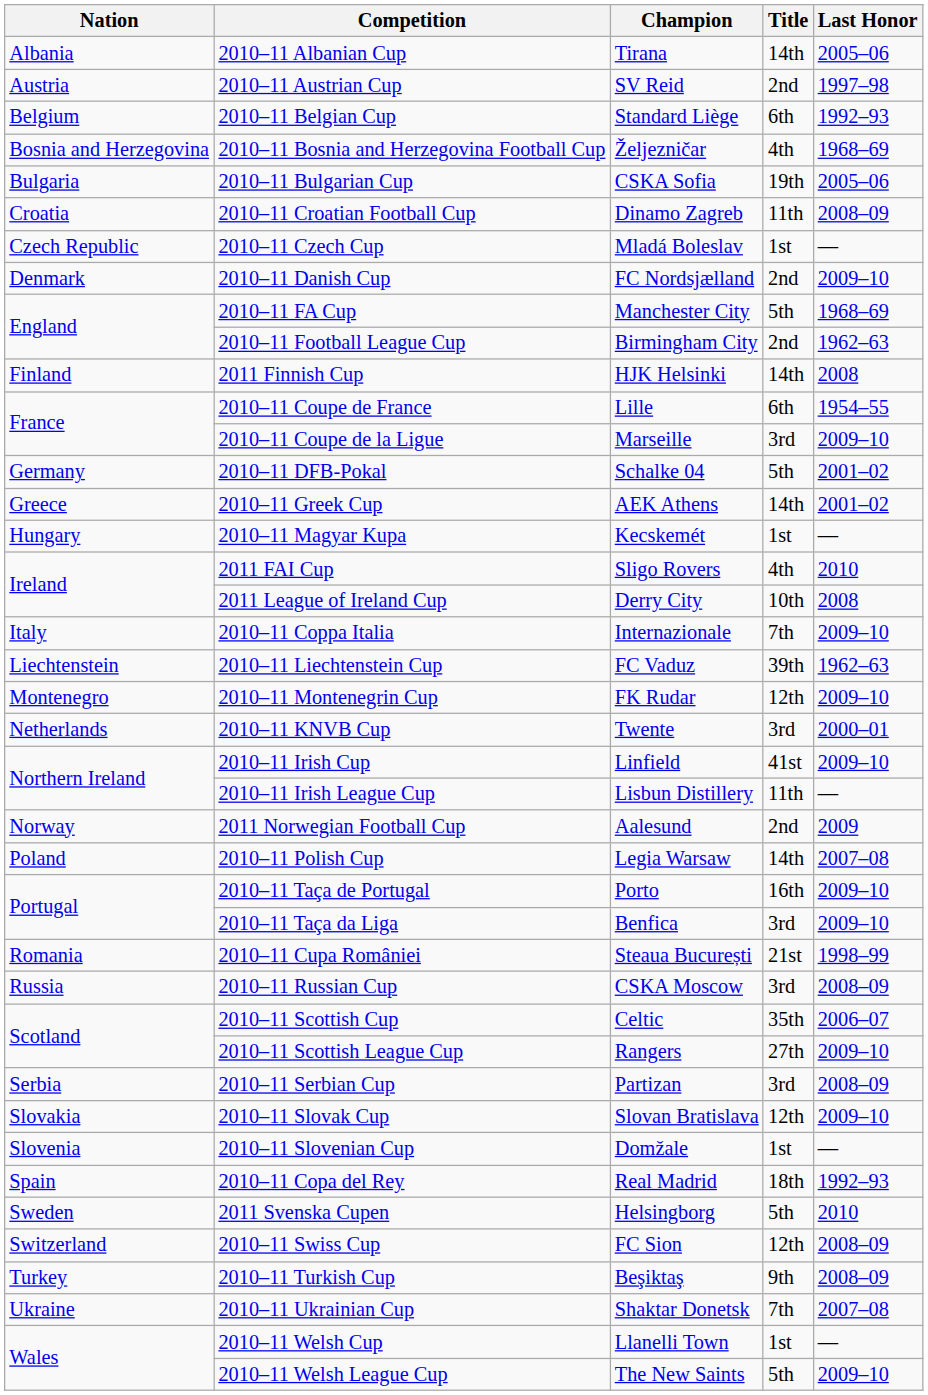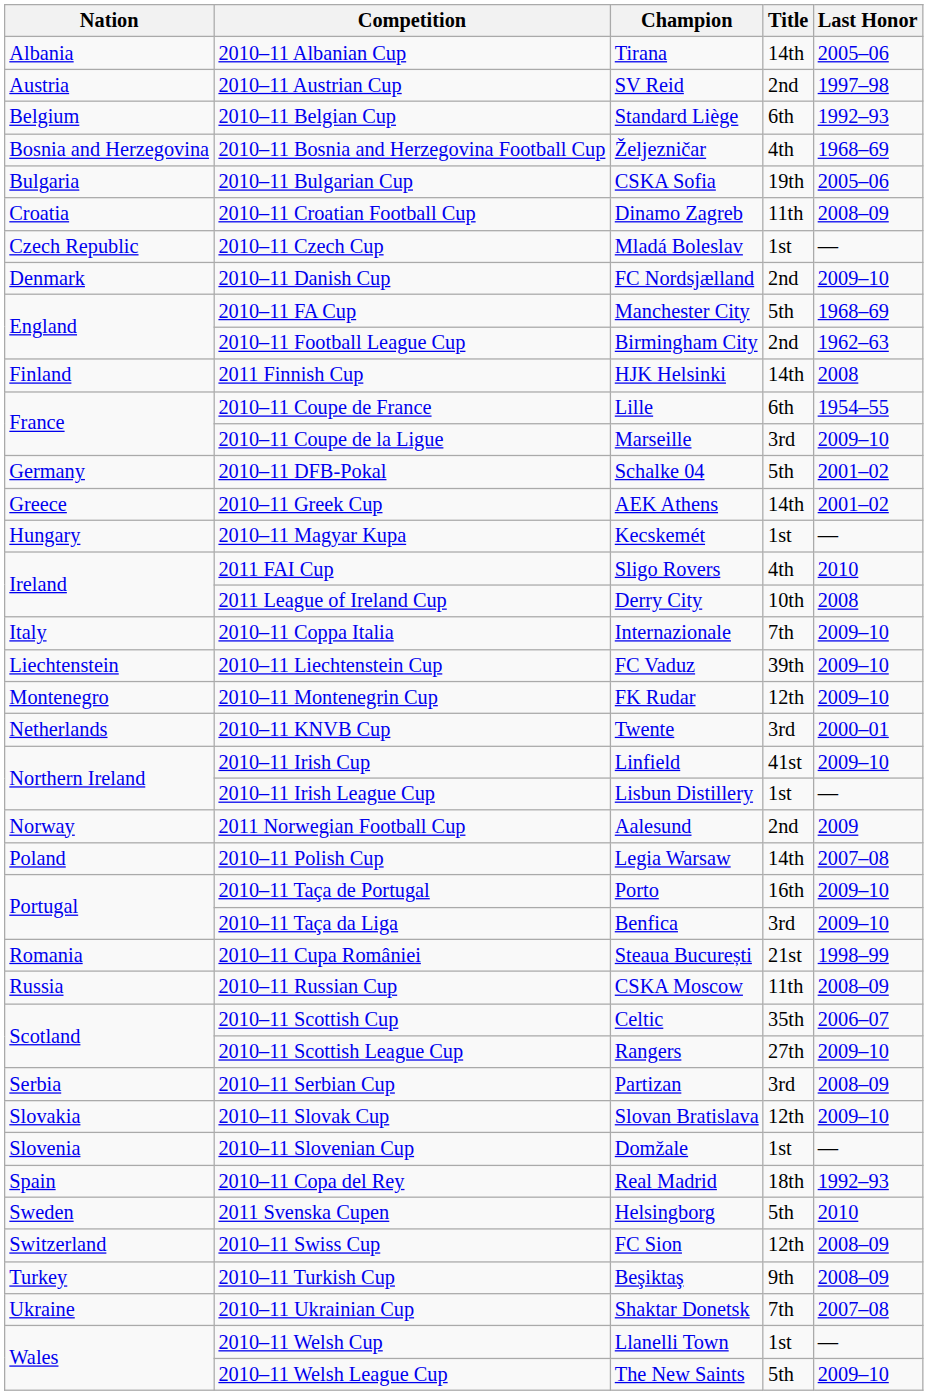(853, 665) 1962–63 -> (853, 665) 2009–10
(786, 794) 11th -> (780, 794) 1st
(782, 987) 3rd -> (786, 987) 11th
